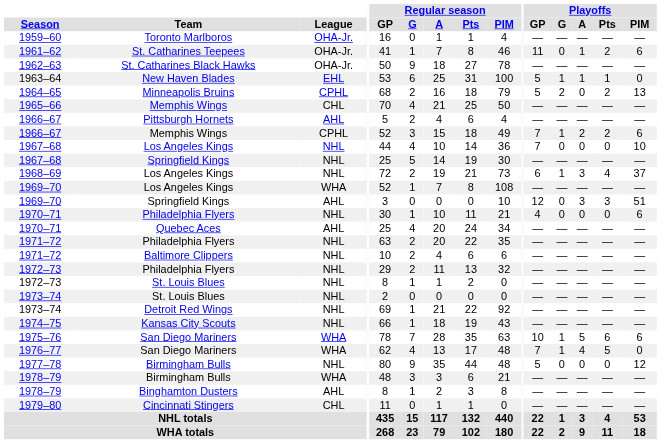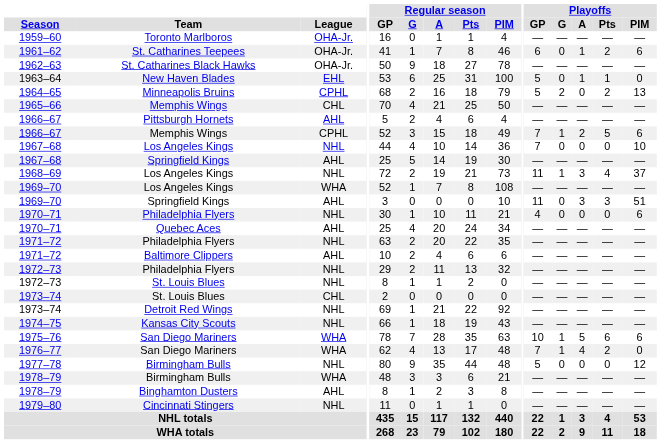(538, 51) 11 -> (538, 51) 6
(562, 78) 1 -> (562, 78) 0
(607, 133) 2 -> (607, 133) 5
(334, 160) NHL -> (334, 160) AHL
(538, 174) 6 -> (538, 174) 11
(538, 201) 12 -> (538, 201) 11
(334, 255) NHL -> (334, 255) AHL
(334, 296) NHL -> (334, 296) CHL
(607, 350) 5 -> (607, 350) 2
(334, 405) CHL -> (334, 405) NHL
